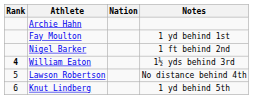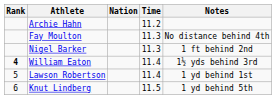+ column: (151, 11)
(194, 37) 1 yd behind 1st -> (217, 37) No distance behind 4th
(194, 75) No distance behind 4th -> (217, 75) 1 yd behind 1st
